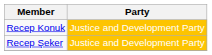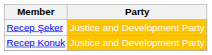rows swapped: (36, 27) <-> (35, 43)
